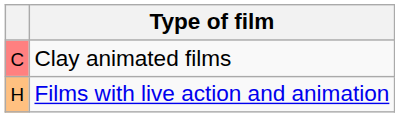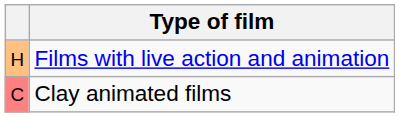rows swapped: (133, 58) <-> (212, 93)
